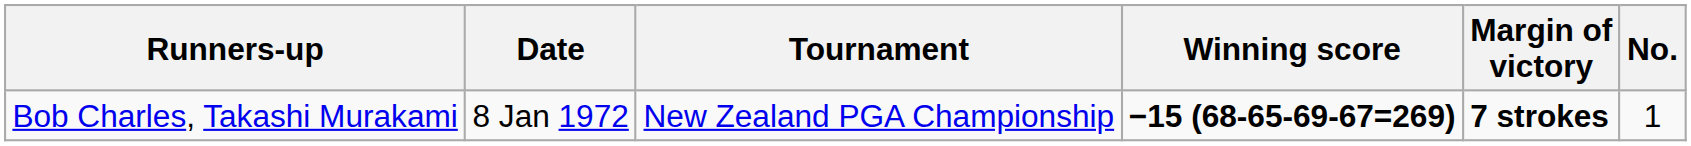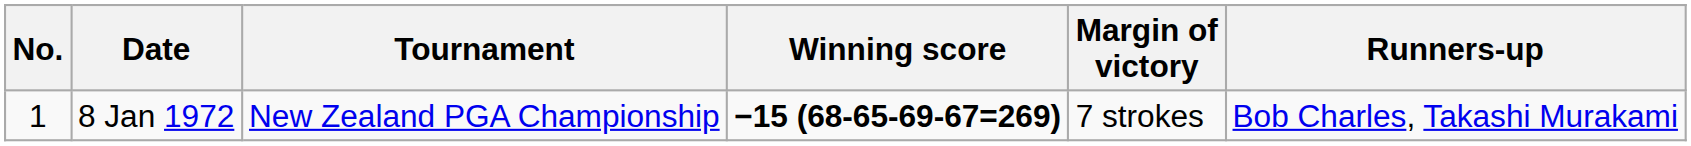columns swapped: (1652, 48) <-> (235, 48)
(1540, 116) bold -> (1140, 116) normal
